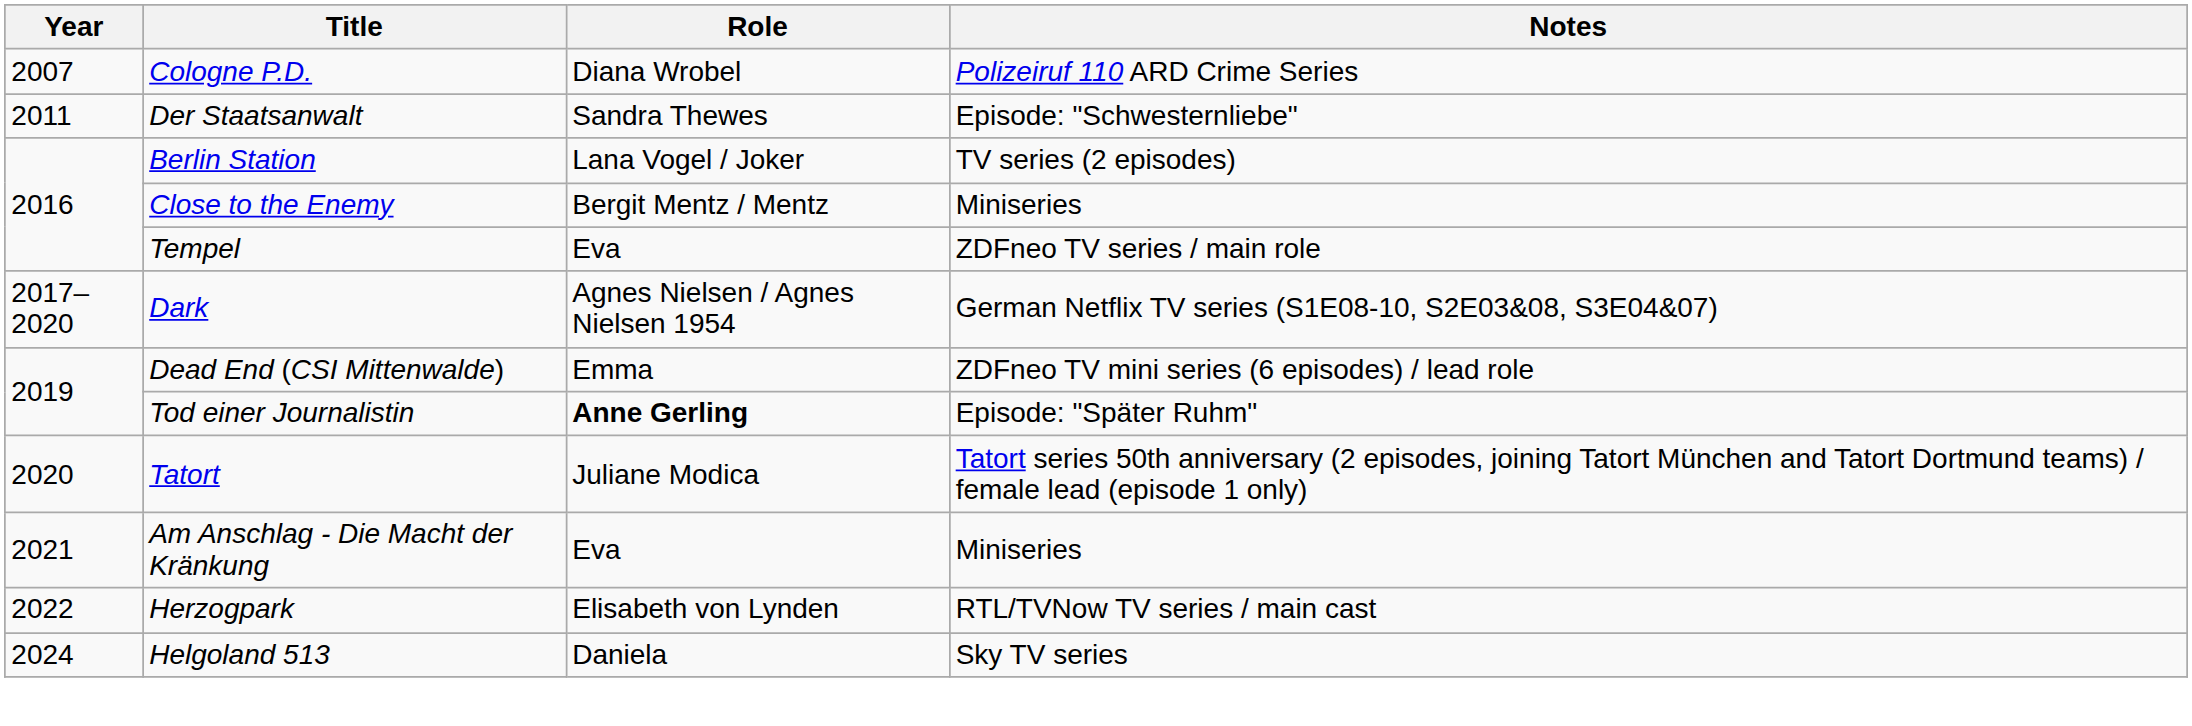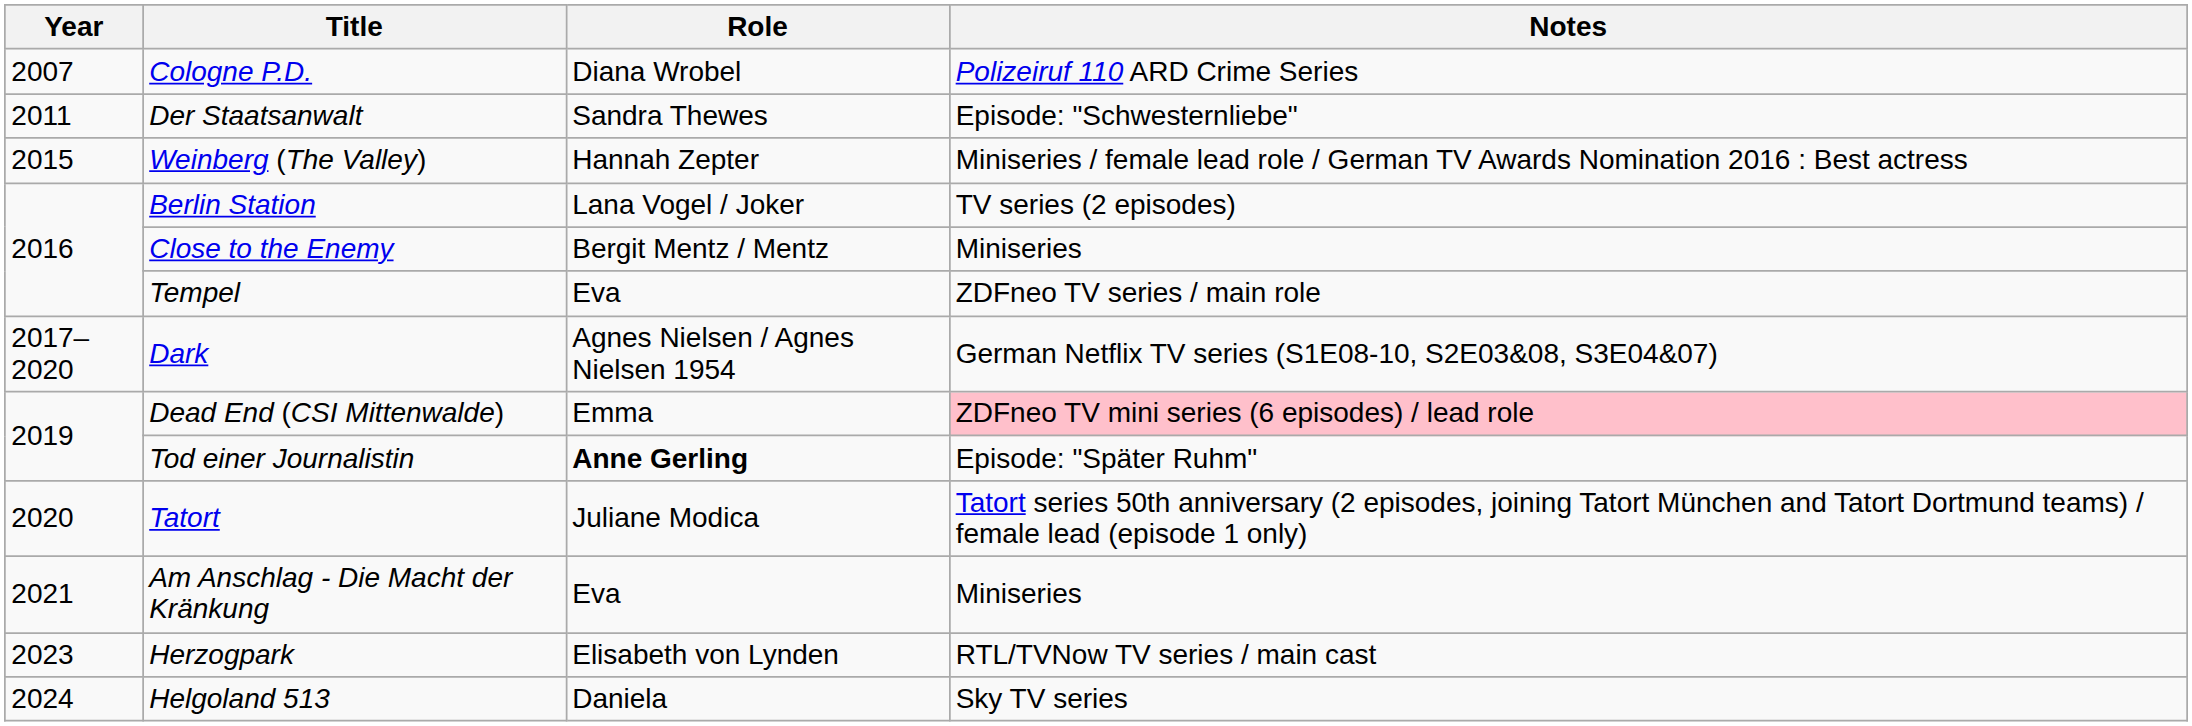+ row: (288, 159)
(1245, 369) no background -> (1245, 413) pink background
(42, 609) 2022 -> (42, 654) 2023
